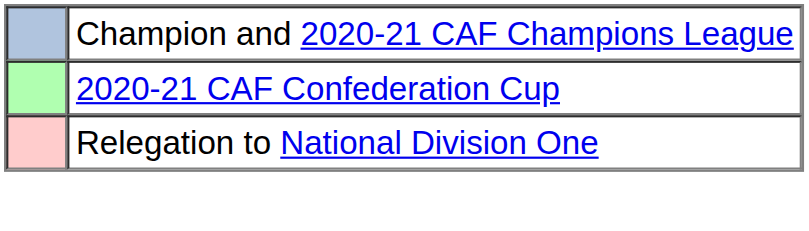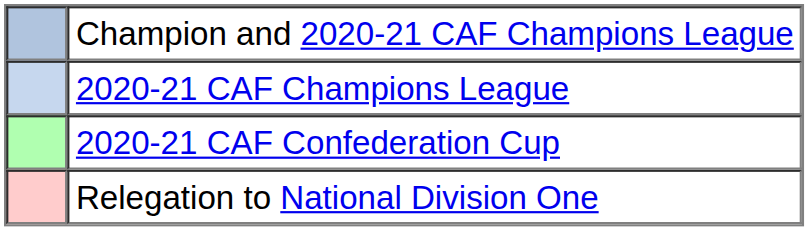+ row: (323, 88)
